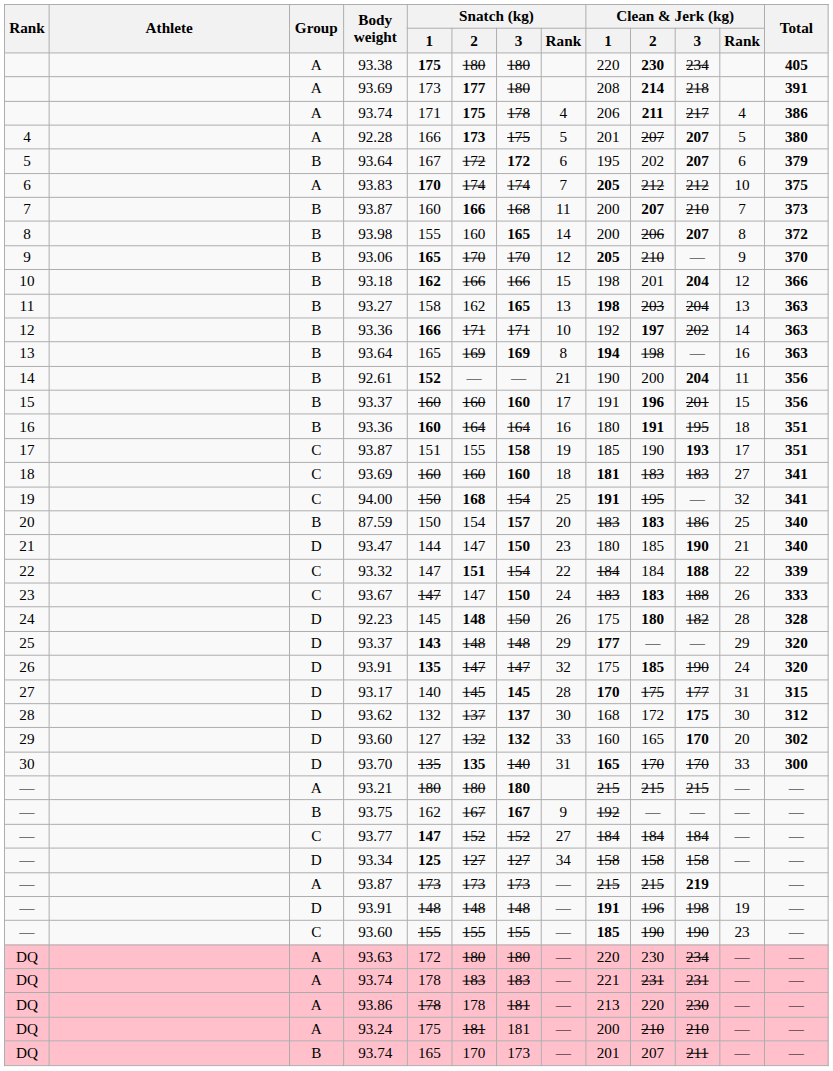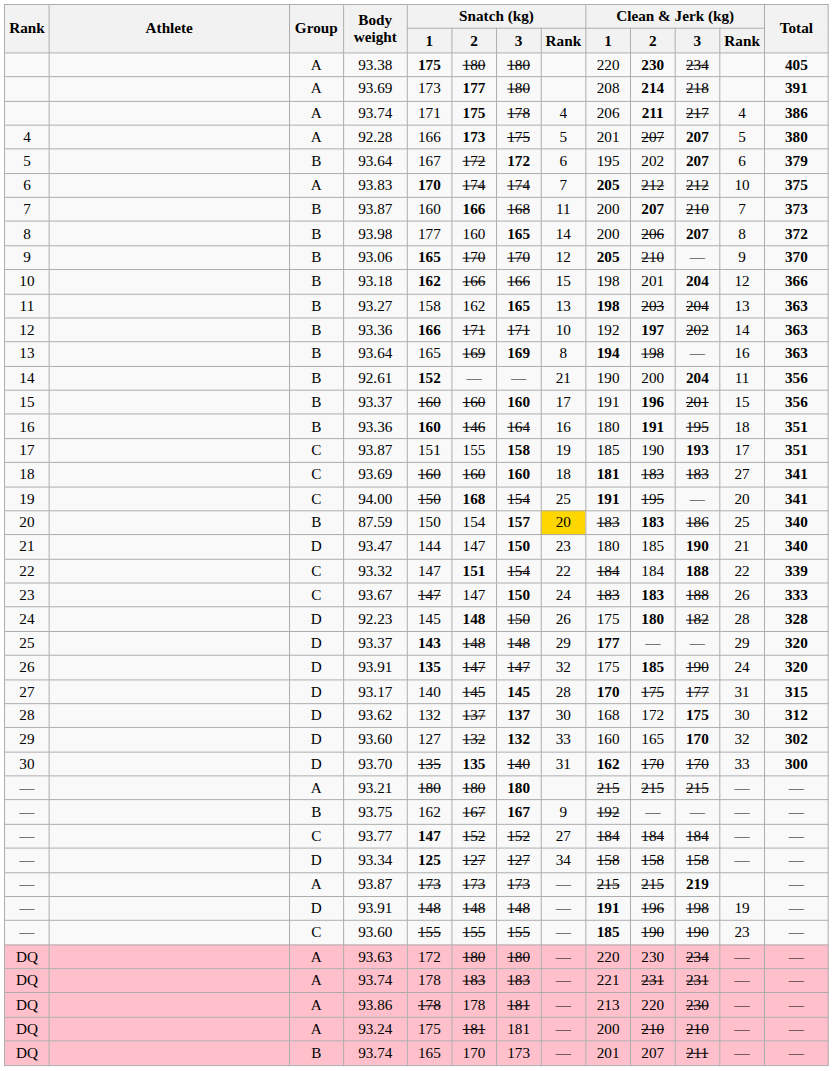(429, 233) 155 -> (429, 233) 177
(474, 426) 164 -> (474, 426) 146
(742, 498) 32 -> (742, 498) 20
(563, 522) no background -> (563, 522) gold background
(742, 739) 20 -> (742, 739) 32
(608, 763) 165 -> (608, 763) 162
